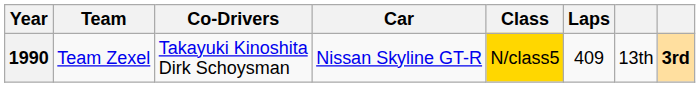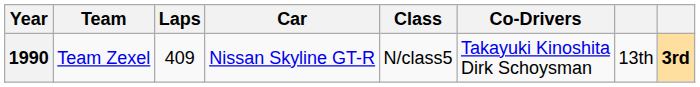columns swapped: (233, 19) <-> (589, 19)
(525, 58) gold background -> (418, 58) no background
